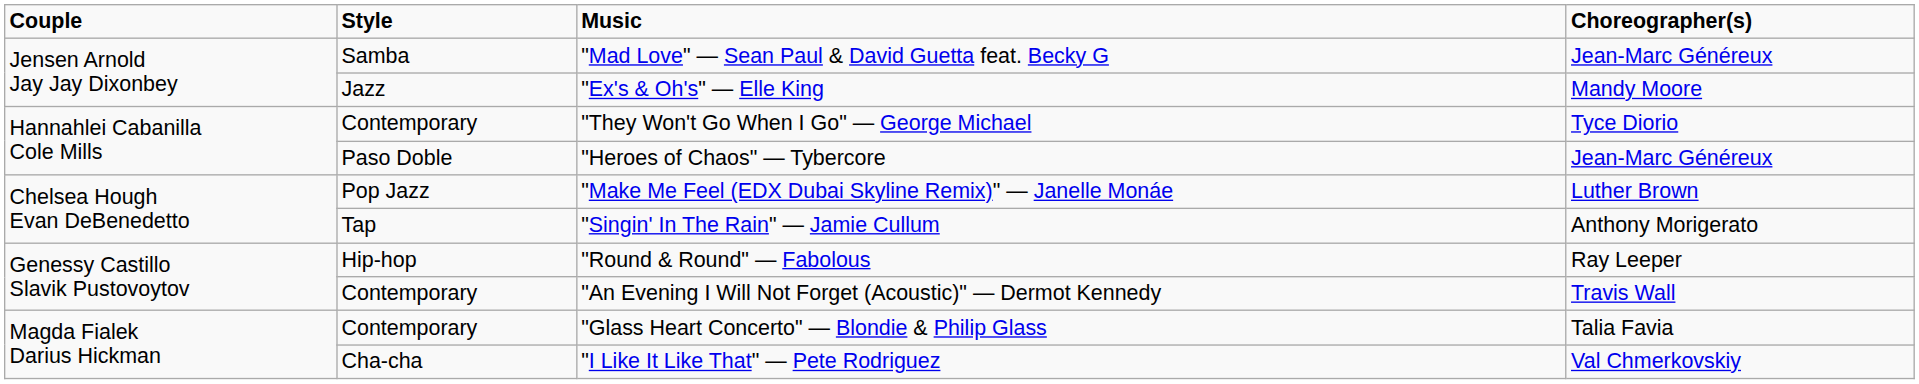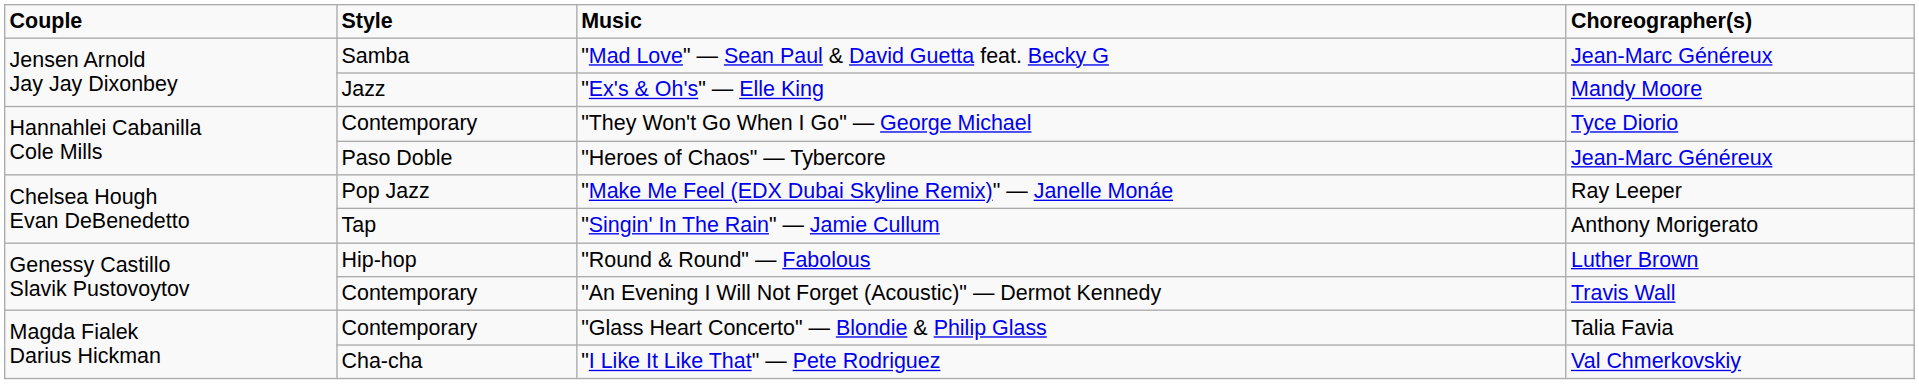(1635, 191) Luther Brown -> (1626, 191) Ray Leeper
(1626, 259) Ray Leeper -> (1635, 259) Luther Brown
